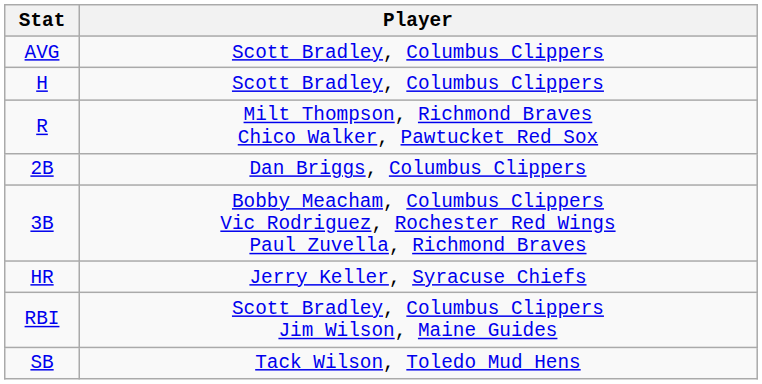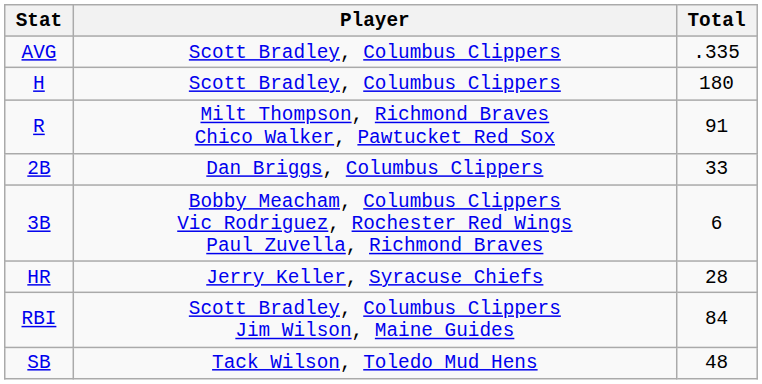+ column: (717, 21)
